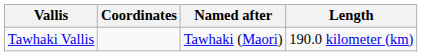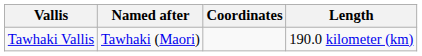columns swapped: (233, 16) <-> (139, 16)
